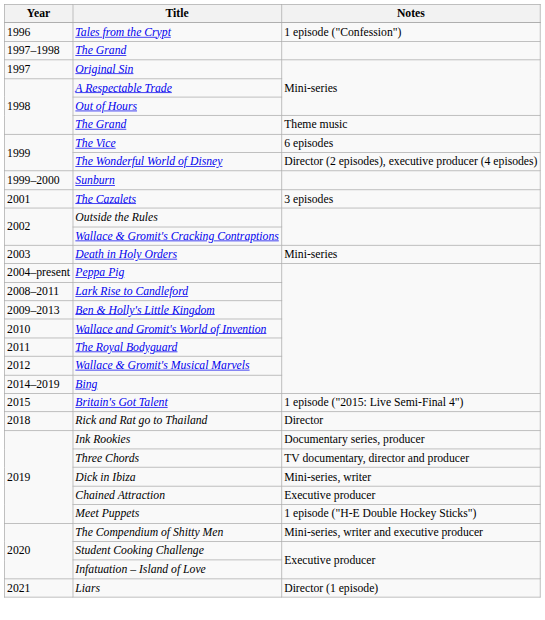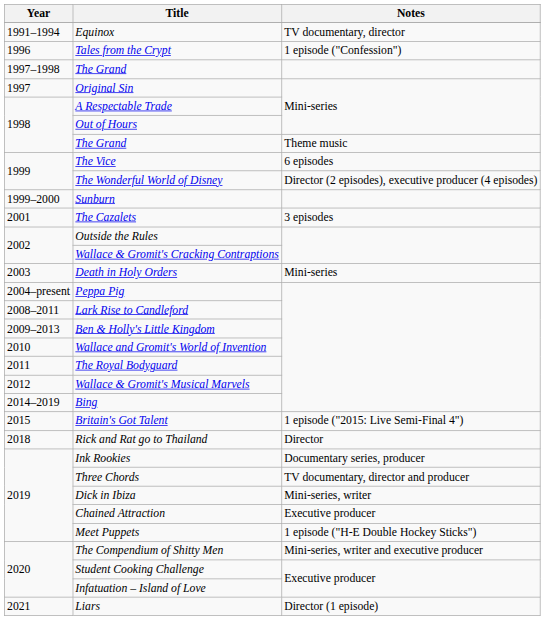+ row: (33, 32)
